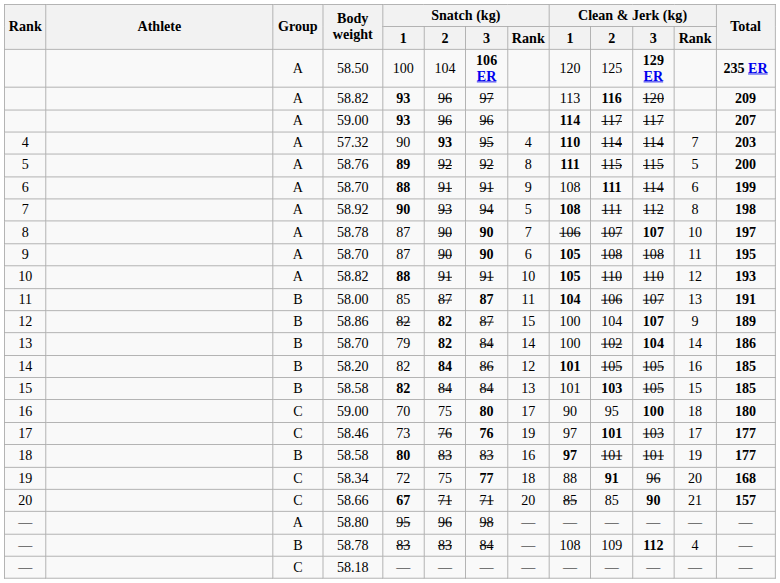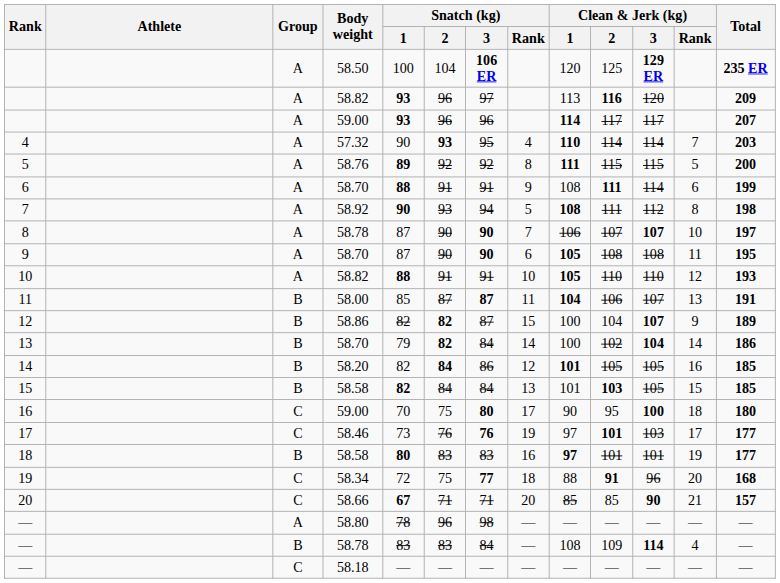(403, 522) 95 -> (403, 522) 78
(653, 545) 112 -> (653, 545) 114
